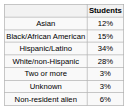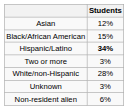(105, 49) normal -> (105, 49) bold
rows swapped: (46, 74) <-> (46, 61)
